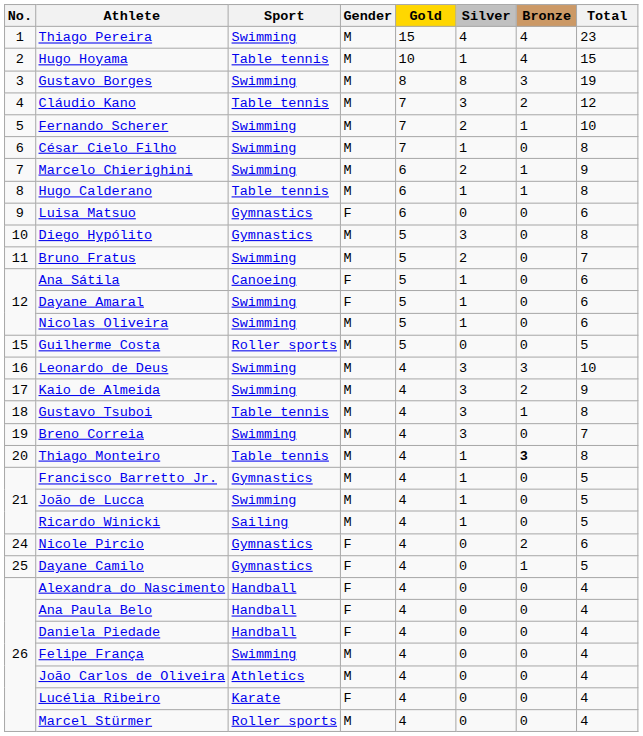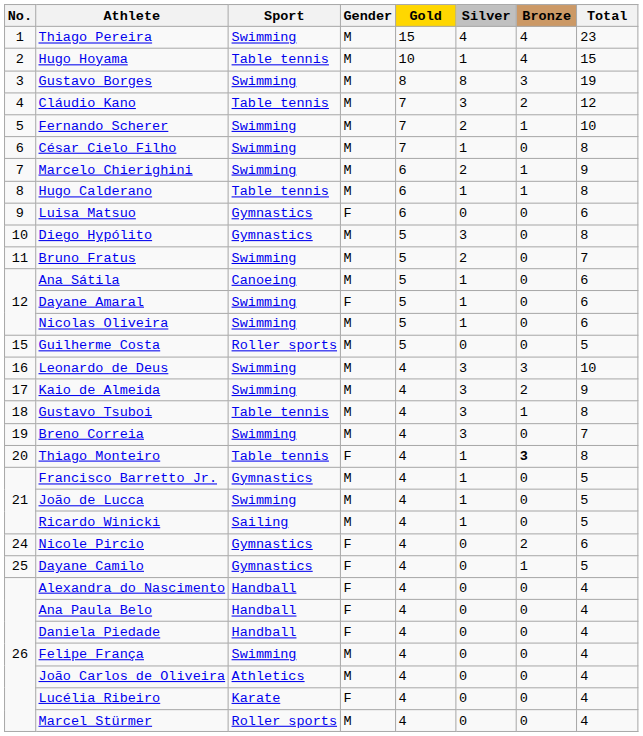(348, 280) F -> (348, 280) M
(348, 456) M -> (348, 456) F
